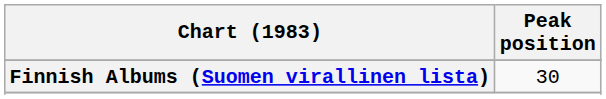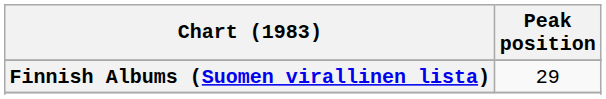(548, 77) 30 -> (548, 77) 29
